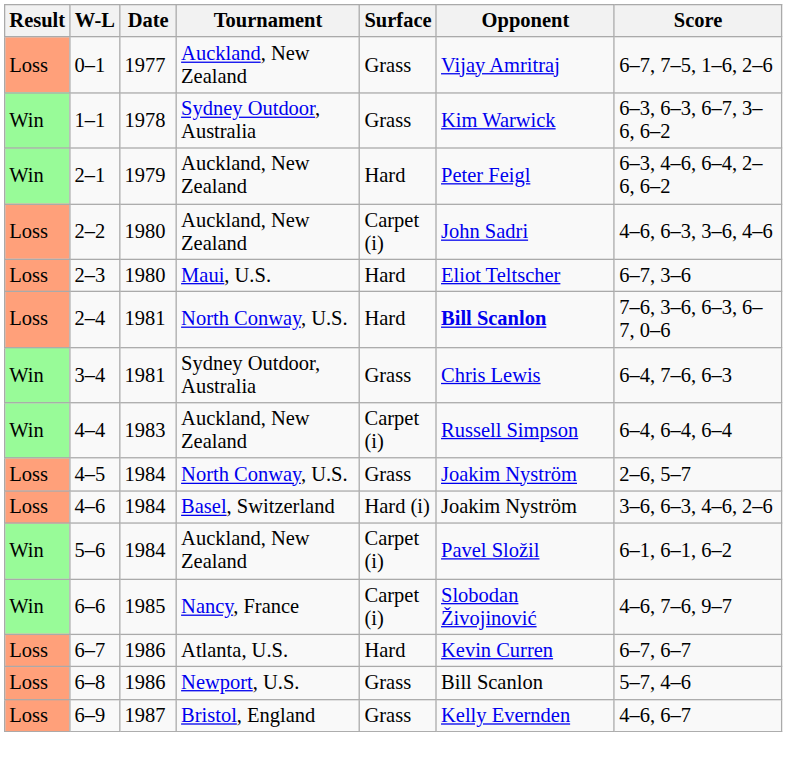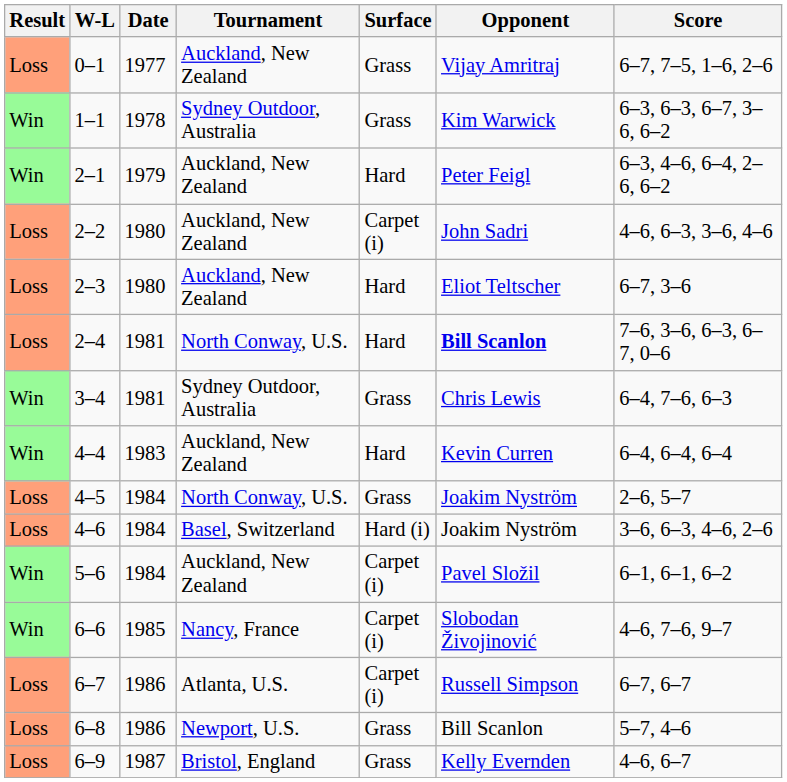(226, 275) Maui, U.S. -> (245, 286) Auckland, New Zealand
(392, 430) Carpet (i) -> (385, 453) Hard
(510, 430) Russell Simpson -> (497, 453) Kevin Curren
(385, 650) Hard -> (392, 684) Carpet (i)
(497, 650) Kevin Curren -> (510, 684) Russell Simpson
